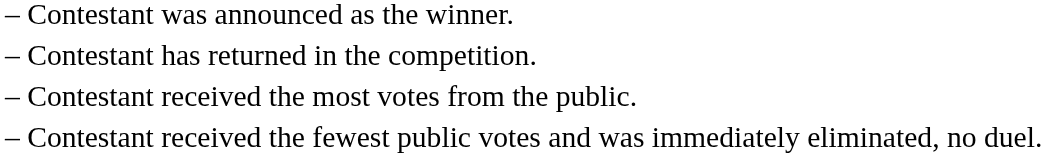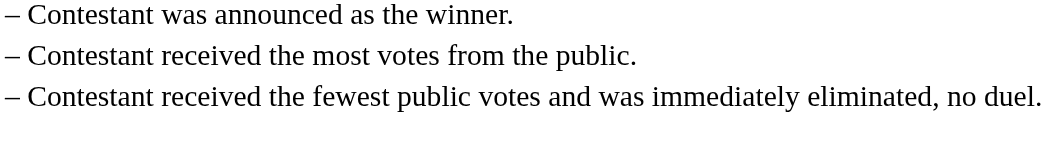- row: (282, 55)
